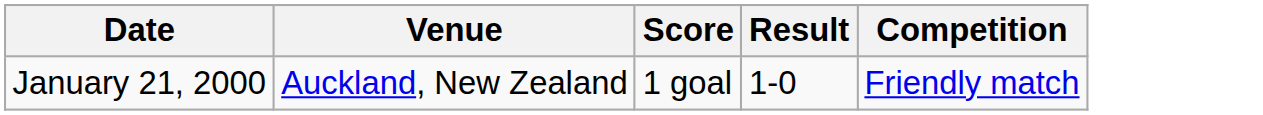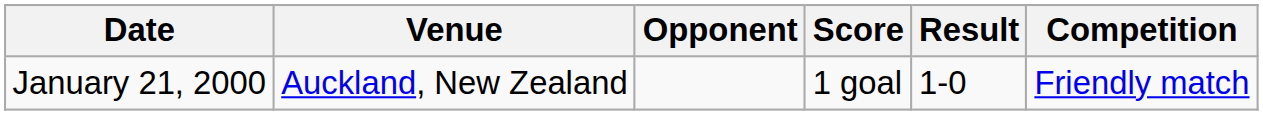+ column: (720, 30)
